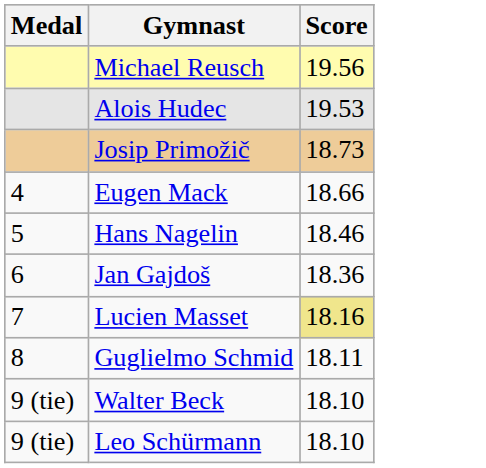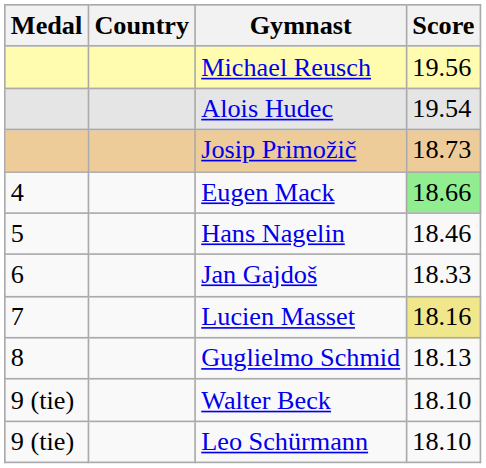+ column: (142, 25)
(335, 108) 19.53 -> (442, 108) 19.54
(335, 191) no background -> (442, 191) lightgreen background
(335, 274) 18.36 -> (442, 274) 18.33
(334, 358) 18.11 -> (442, 358) 18.13
